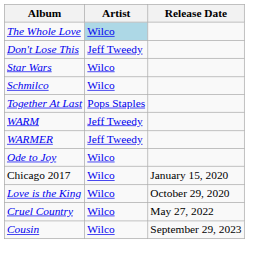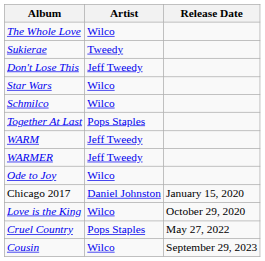(101, 31) lightblue background -> (101, 31) no background
+ row: (27, 49)
(101, 175) Wilco -> (124, 193) Daniel Johnston
(101, 211) Wilco -> (116, 229) Pops Staples
